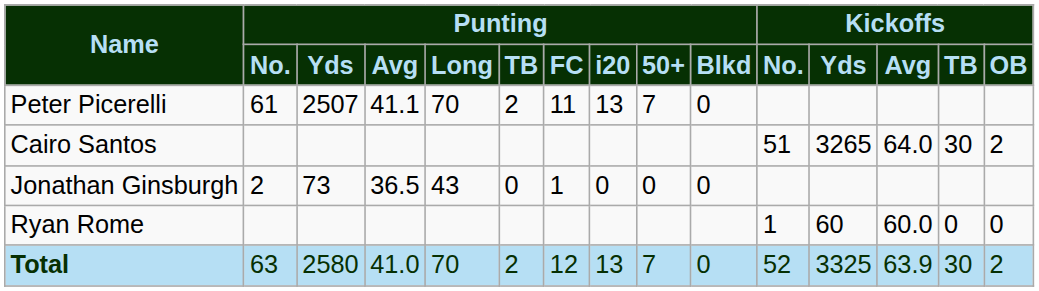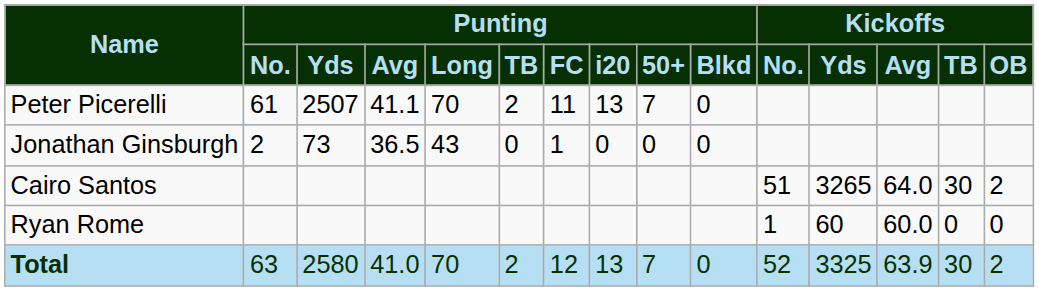rows swapped: (124, 184) <-> (84, 144)
